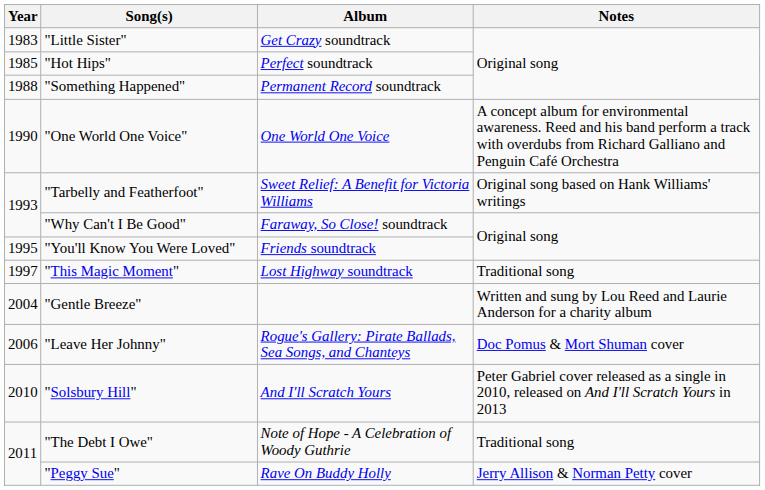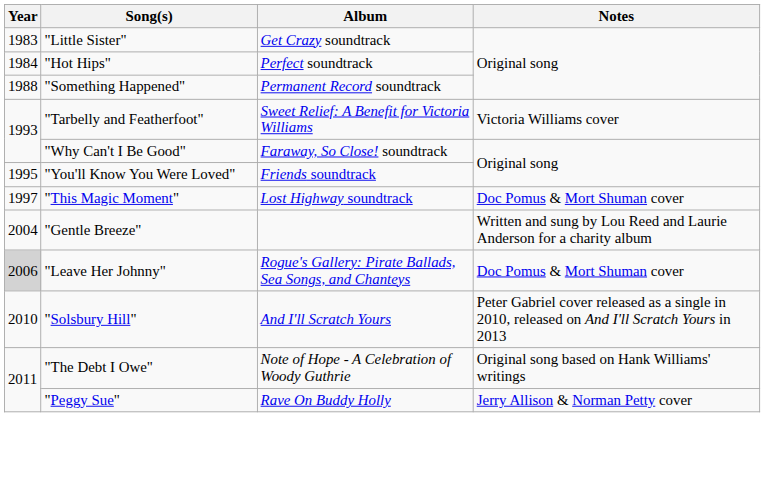(23, 63) 1985 -> (23, 63) 1984
- row: (116, 135)
(594, 192) Original song based on Hank Williams' writings -> (548, 119) Victoria Williams cover
(525, 272) Traditional song -> (580, 198) Doc Pomus & Mort Shuman cover
(23, 344) no background -> (23, 270) lightgrey background
(525, 441) Traditional song -> (594, 367) Original song based on Hank Williams' writings
